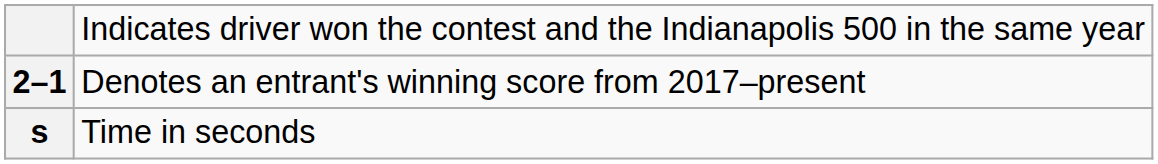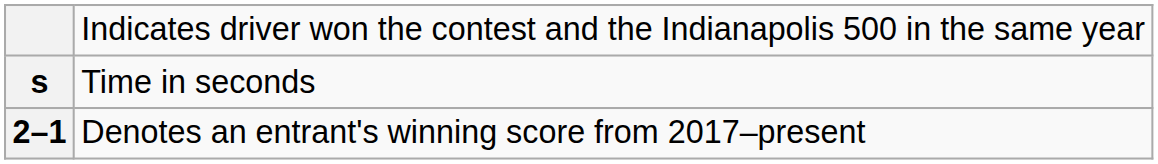rows swapped: (39, 81) <-> (39, 132)
